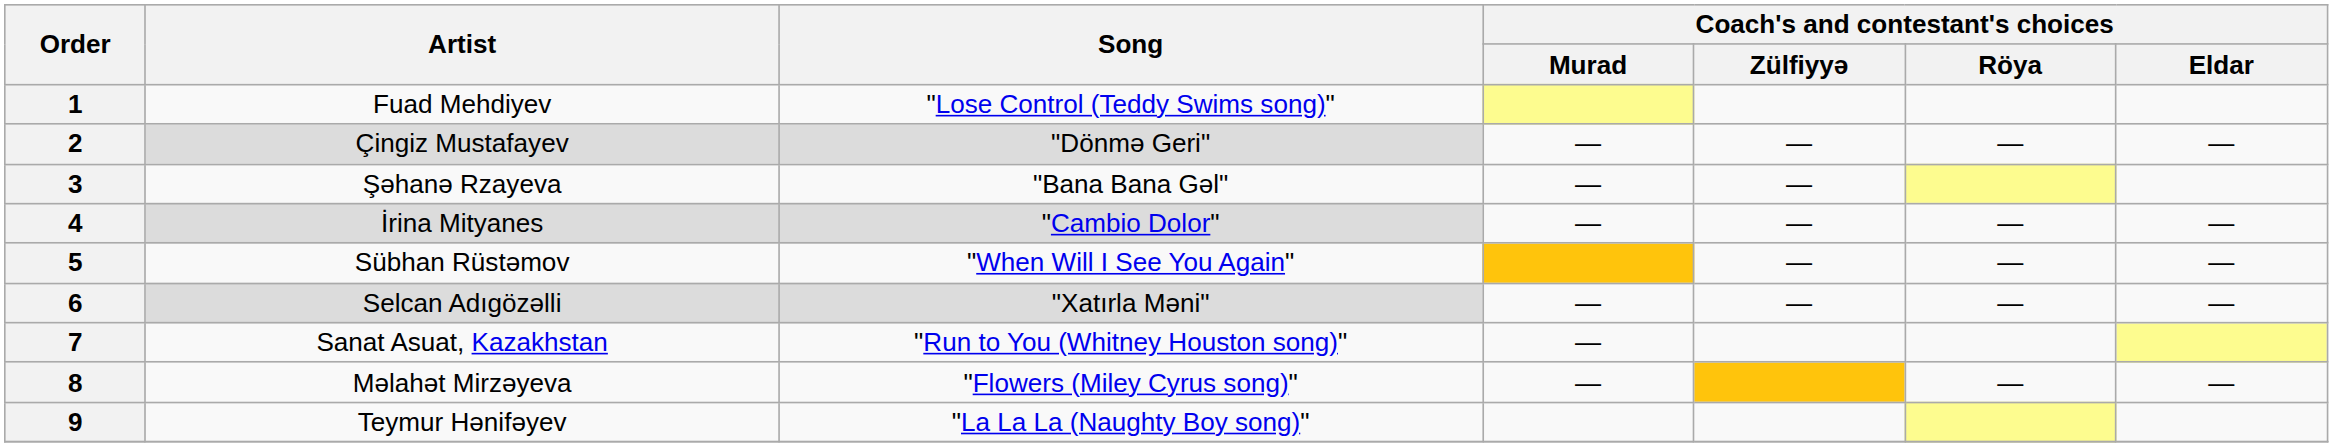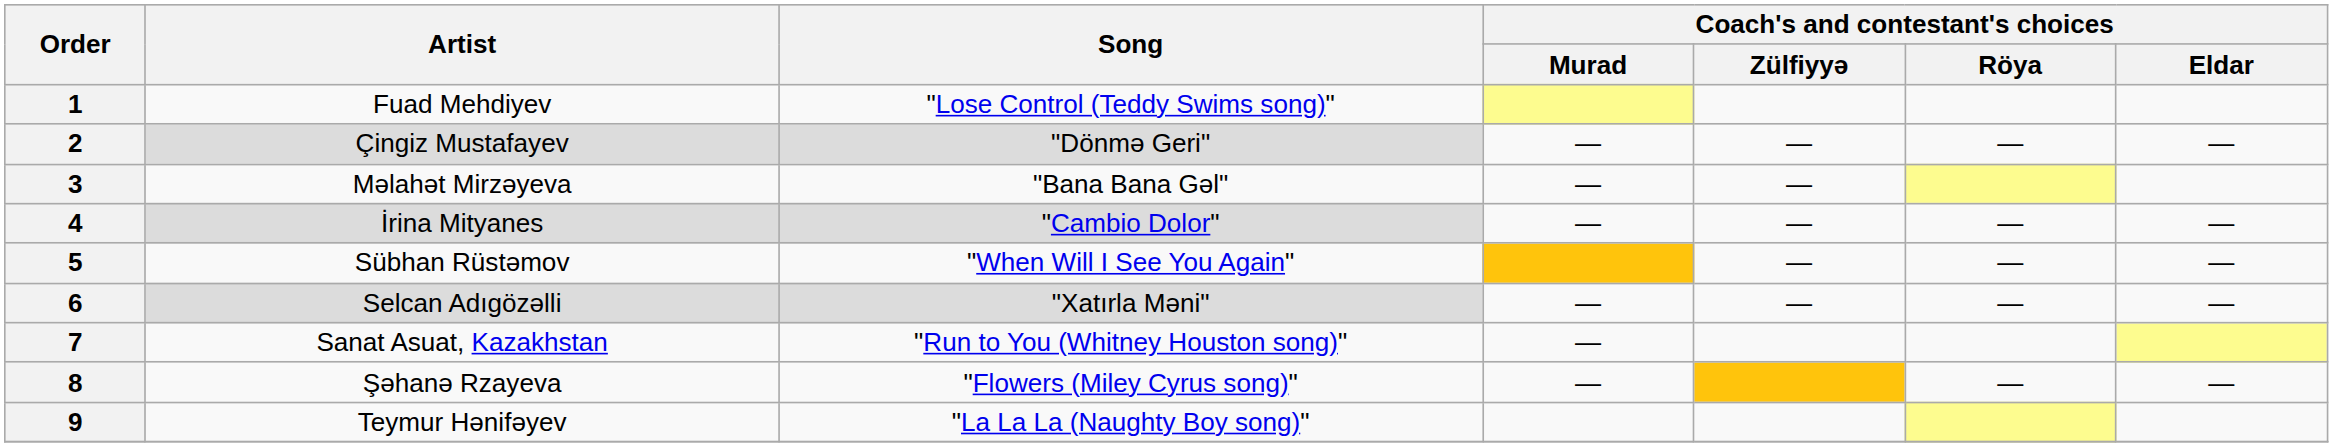(462, 184) Şəhanə Rzayeva -> (462, 184) Məlahət Mirzəyeva
(462, 382) Məlahət Mirzəyeva -> (462, 382) Şəhanə Rzayeva
